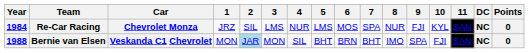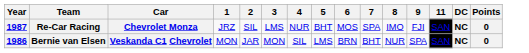- column: (440, 12)
(17, 27) 1984 -> (17, 27) 1987
(323, 27) LMS -> (323, 27) BHT
(395, 27) NUR -> (395, 27) IMO
(17, 41) 1988 -> (17, 41) 1986
(251, 41) lightblue background -> (251, 41) no background
(323, 41) BHT -> (323, 41) LMS
(395, 41) IMO -> (395, 41) NUR
